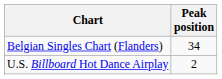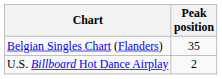(194, 45) 34 -> (194, 45) 35
